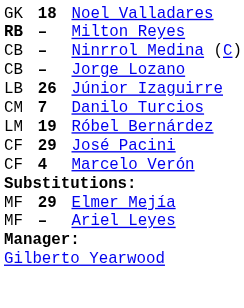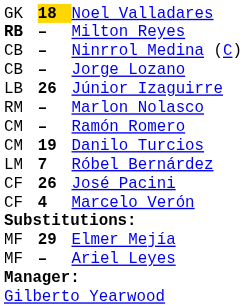(47, 13) no background -> (47, 13) gold background
+ row: (138, 108)
+ row: (128, 127)
(42, 108) 7 -> (47, 146) 19
(47, 127) 19 -> (42, 165) 7
(47, 146) 29 -> (47, 184) 26
